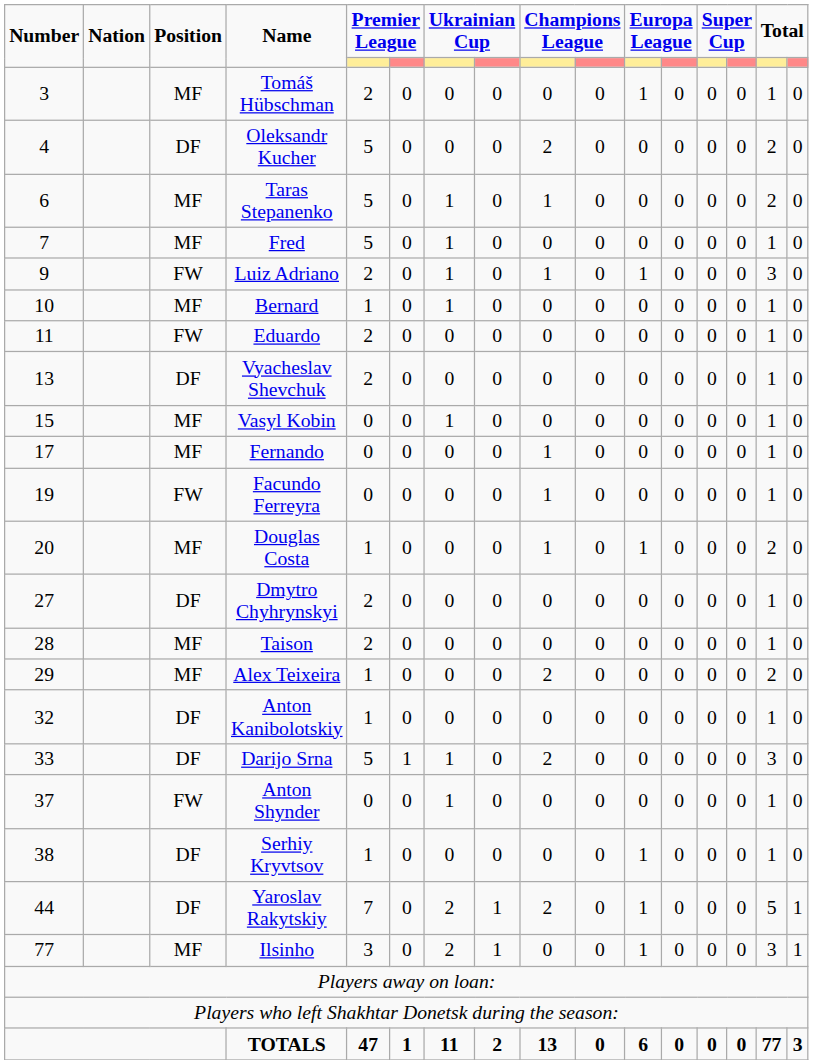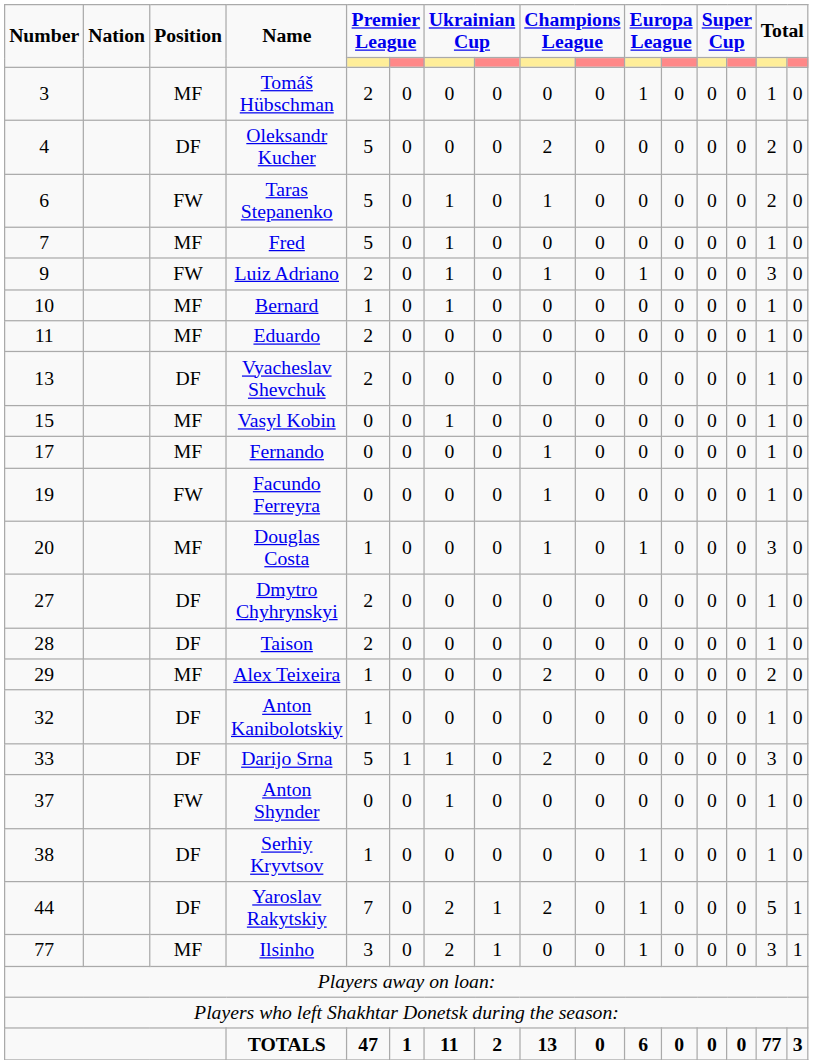(188, 200) MF -> (188, 200) FW
(188, 336) FW -> (188, 336) MF
(772, 547) 2 -> (772, 547) 3
(188, 643) MF -> (188, 643) DF
